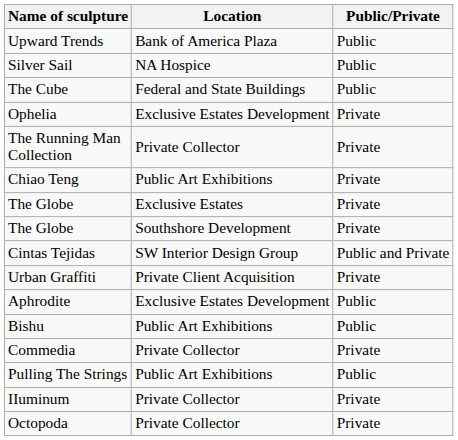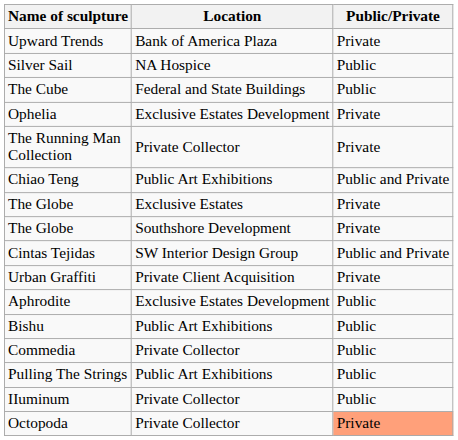(356, 41) Public -> (358, 41) Private
(358, 180) Private -> (393, 180) Public and Private
(358, 350) Private -> (356, 350) Public
(358, 399) Private -> (356, 399) Public
(358, 423) no background -> (358, 423) lightsalmon background
